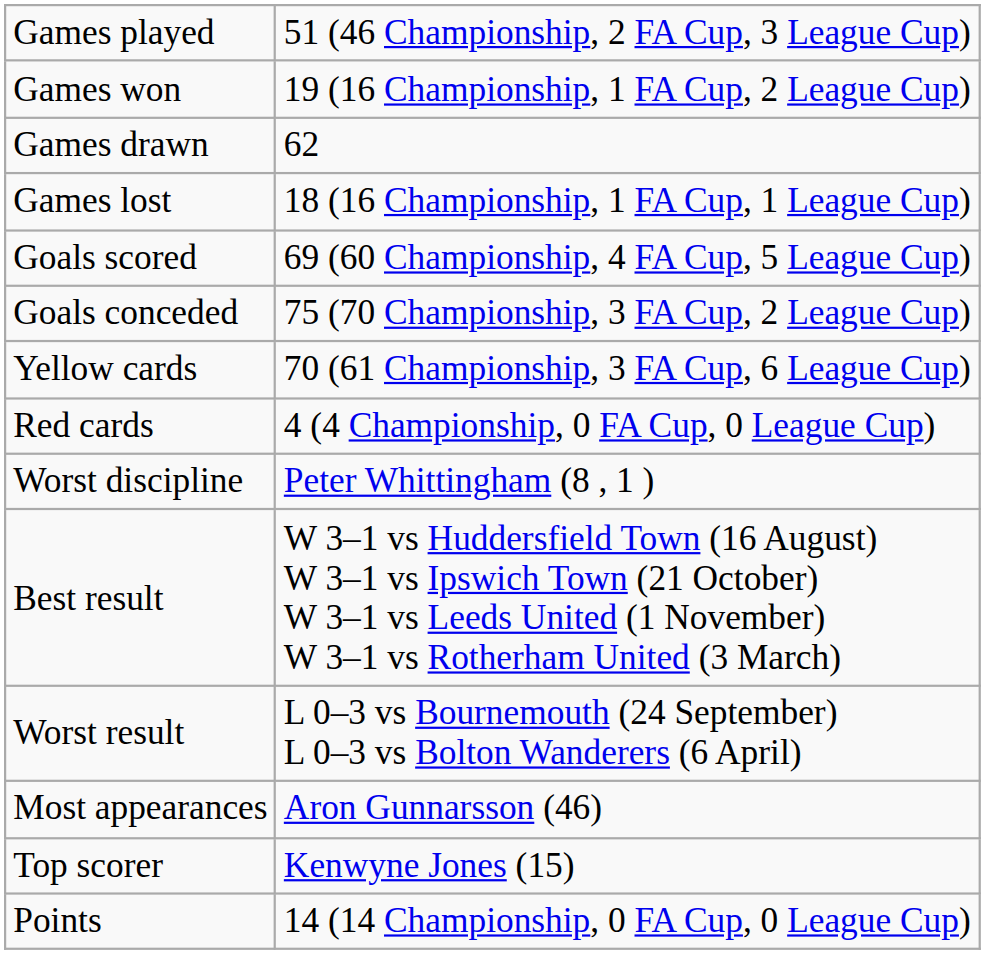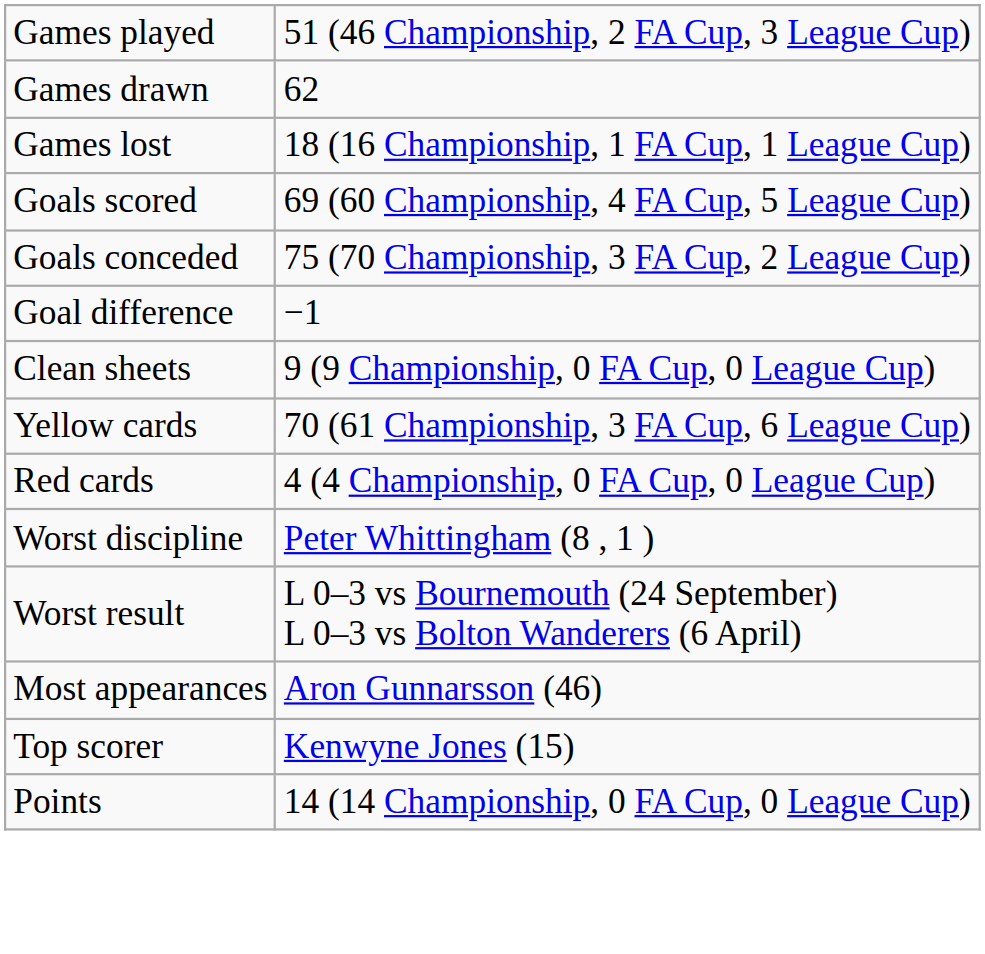- row: (97, 88)
+ row: (123, 312)
+ row: (102, 369)
- row: (88, 596)
